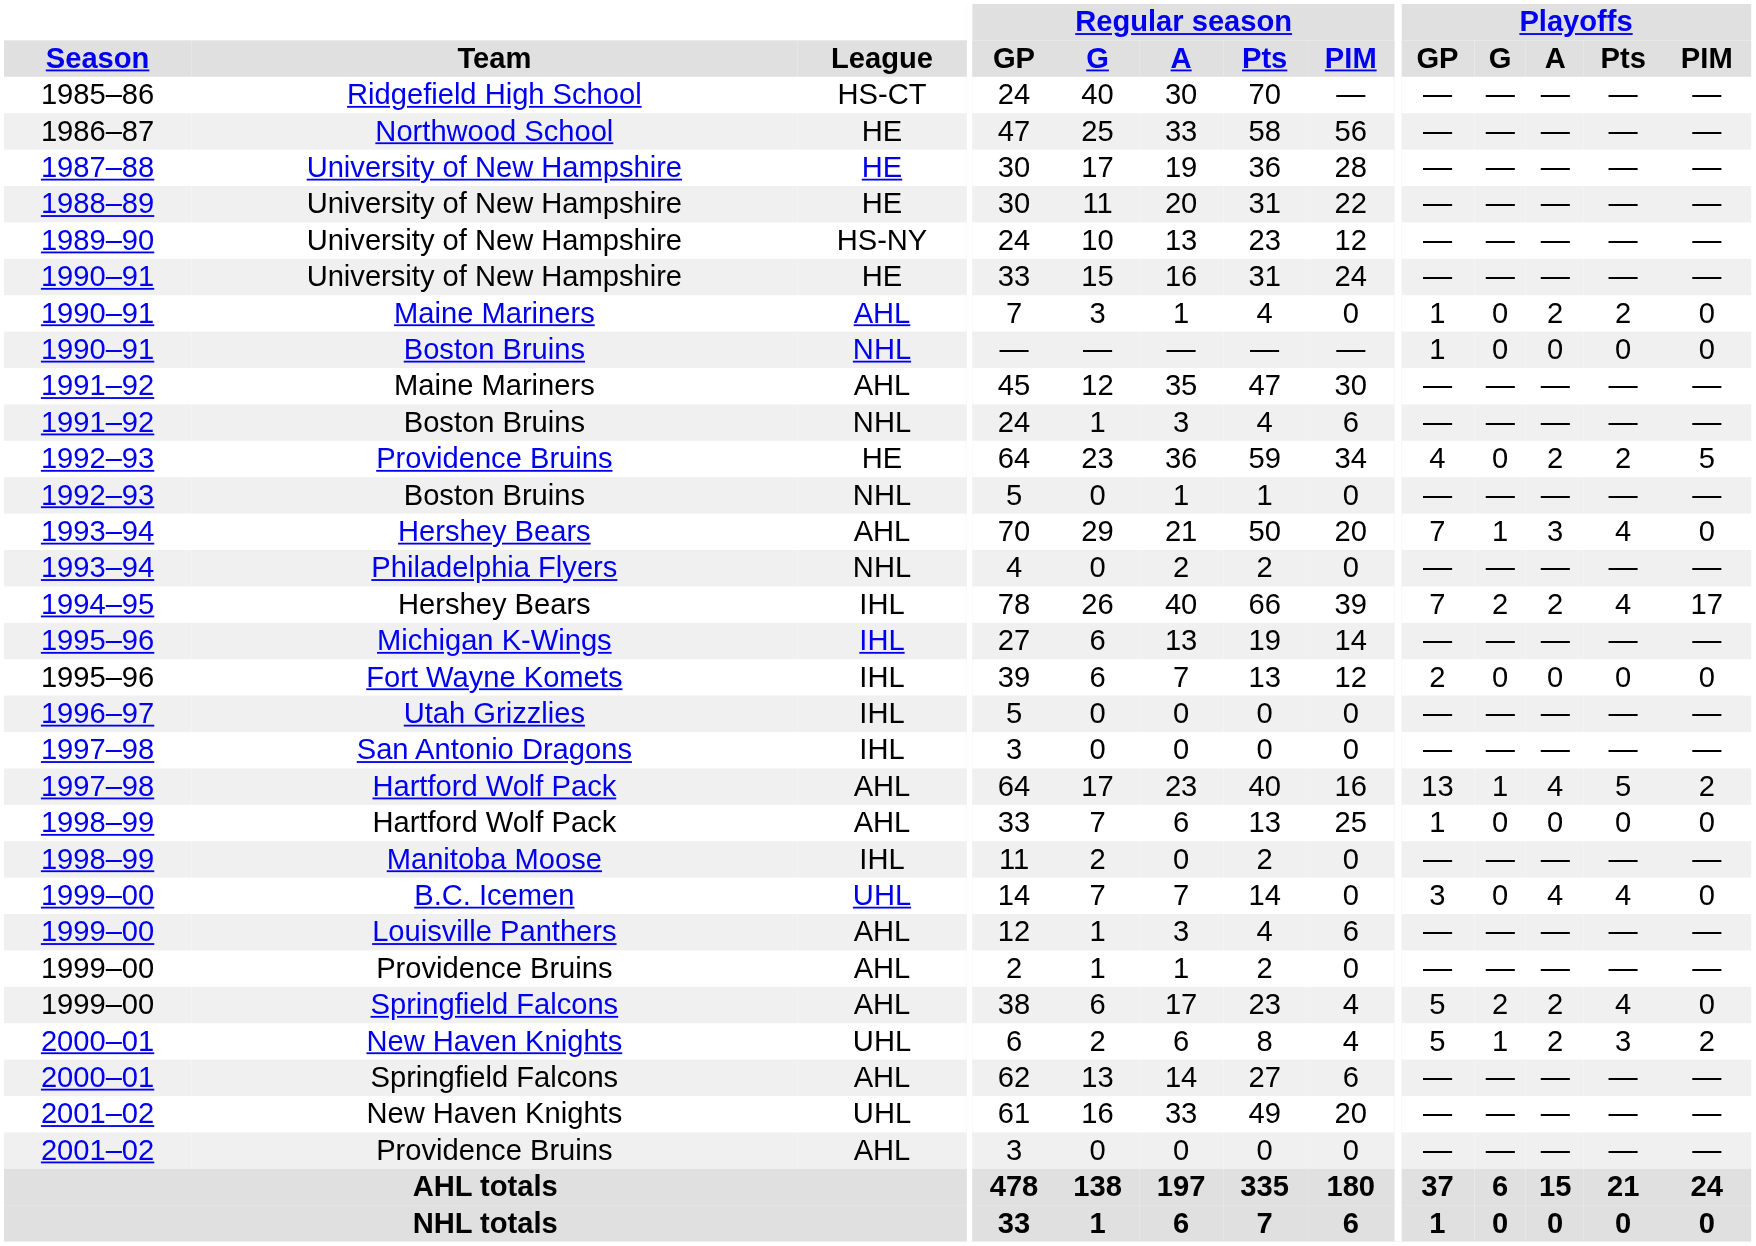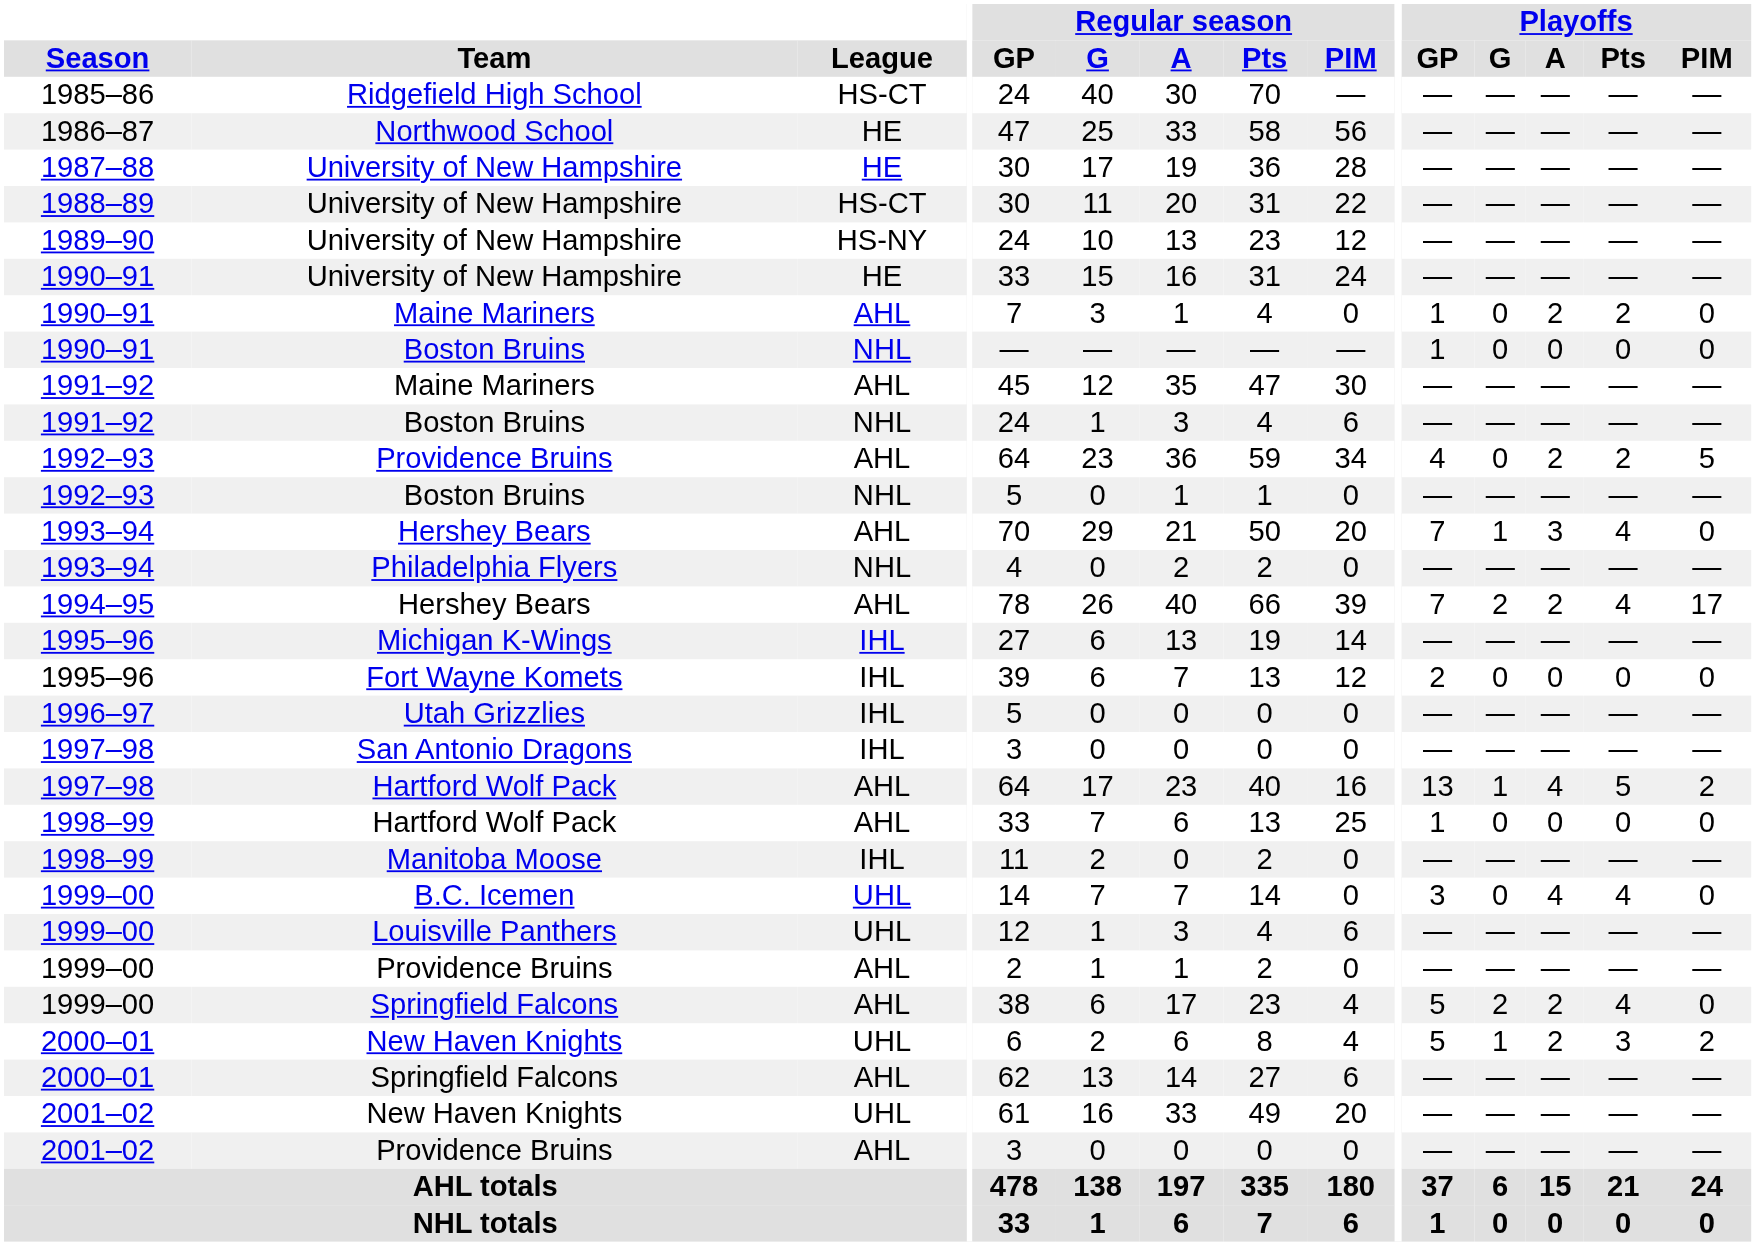(882, 203) HE -> (882, 203) HS-CT
(882, 458) HE -> (882, 458) AHL
(882, 604) IHL -> (882, 604) AHL
(882, 931) AHL -> (882, 931) UHL
